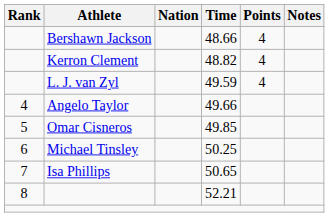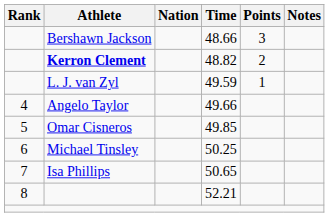(262, 37) 4 -> (262, 37) 3
(93, 60) normal -> (96, 60) bold
(262, 60) 4 -> (262, 60) 2
(262, 82) 4 -> (262, 82) 1
